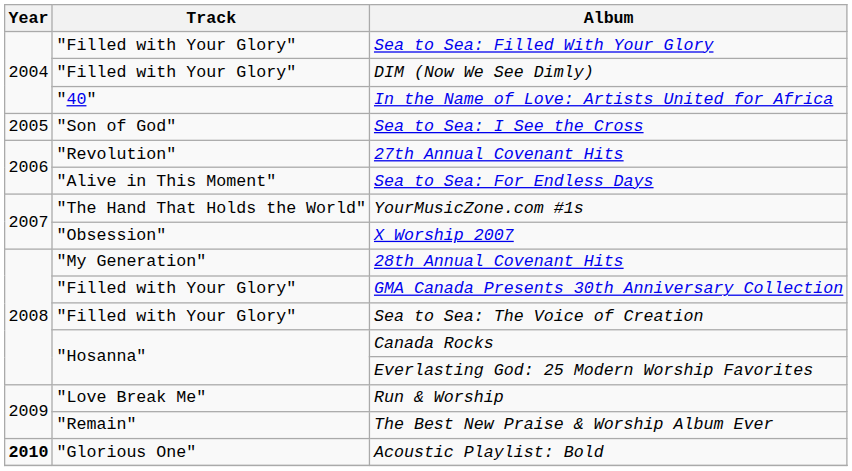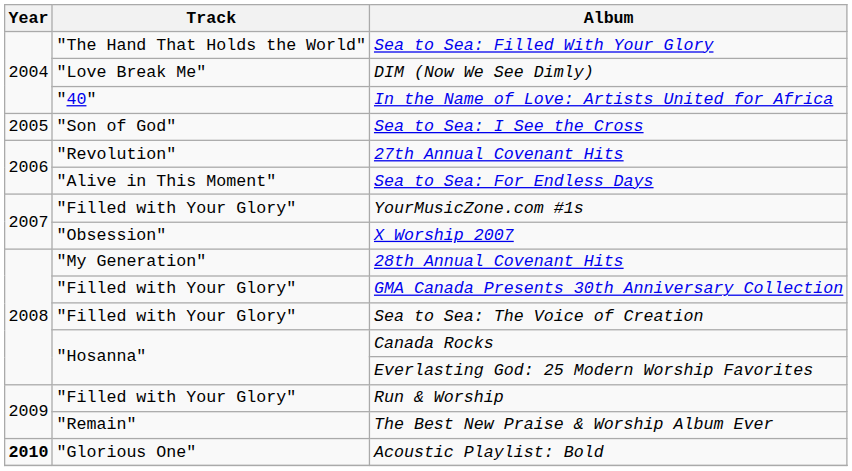(176, 45) "Filled with Your Glory" -> (211, 45) "The Hand That Holds the World"
(176, 72) "Filled with Your Glory" -> (131, 72) "Love Break Me"
(211, 208) "The Hand That Holds the World" -> (176, 208) "Filled with Your Glory"
(131, 398) "Love Break Me" -> (176, 398) "Filled with Your Glory"
